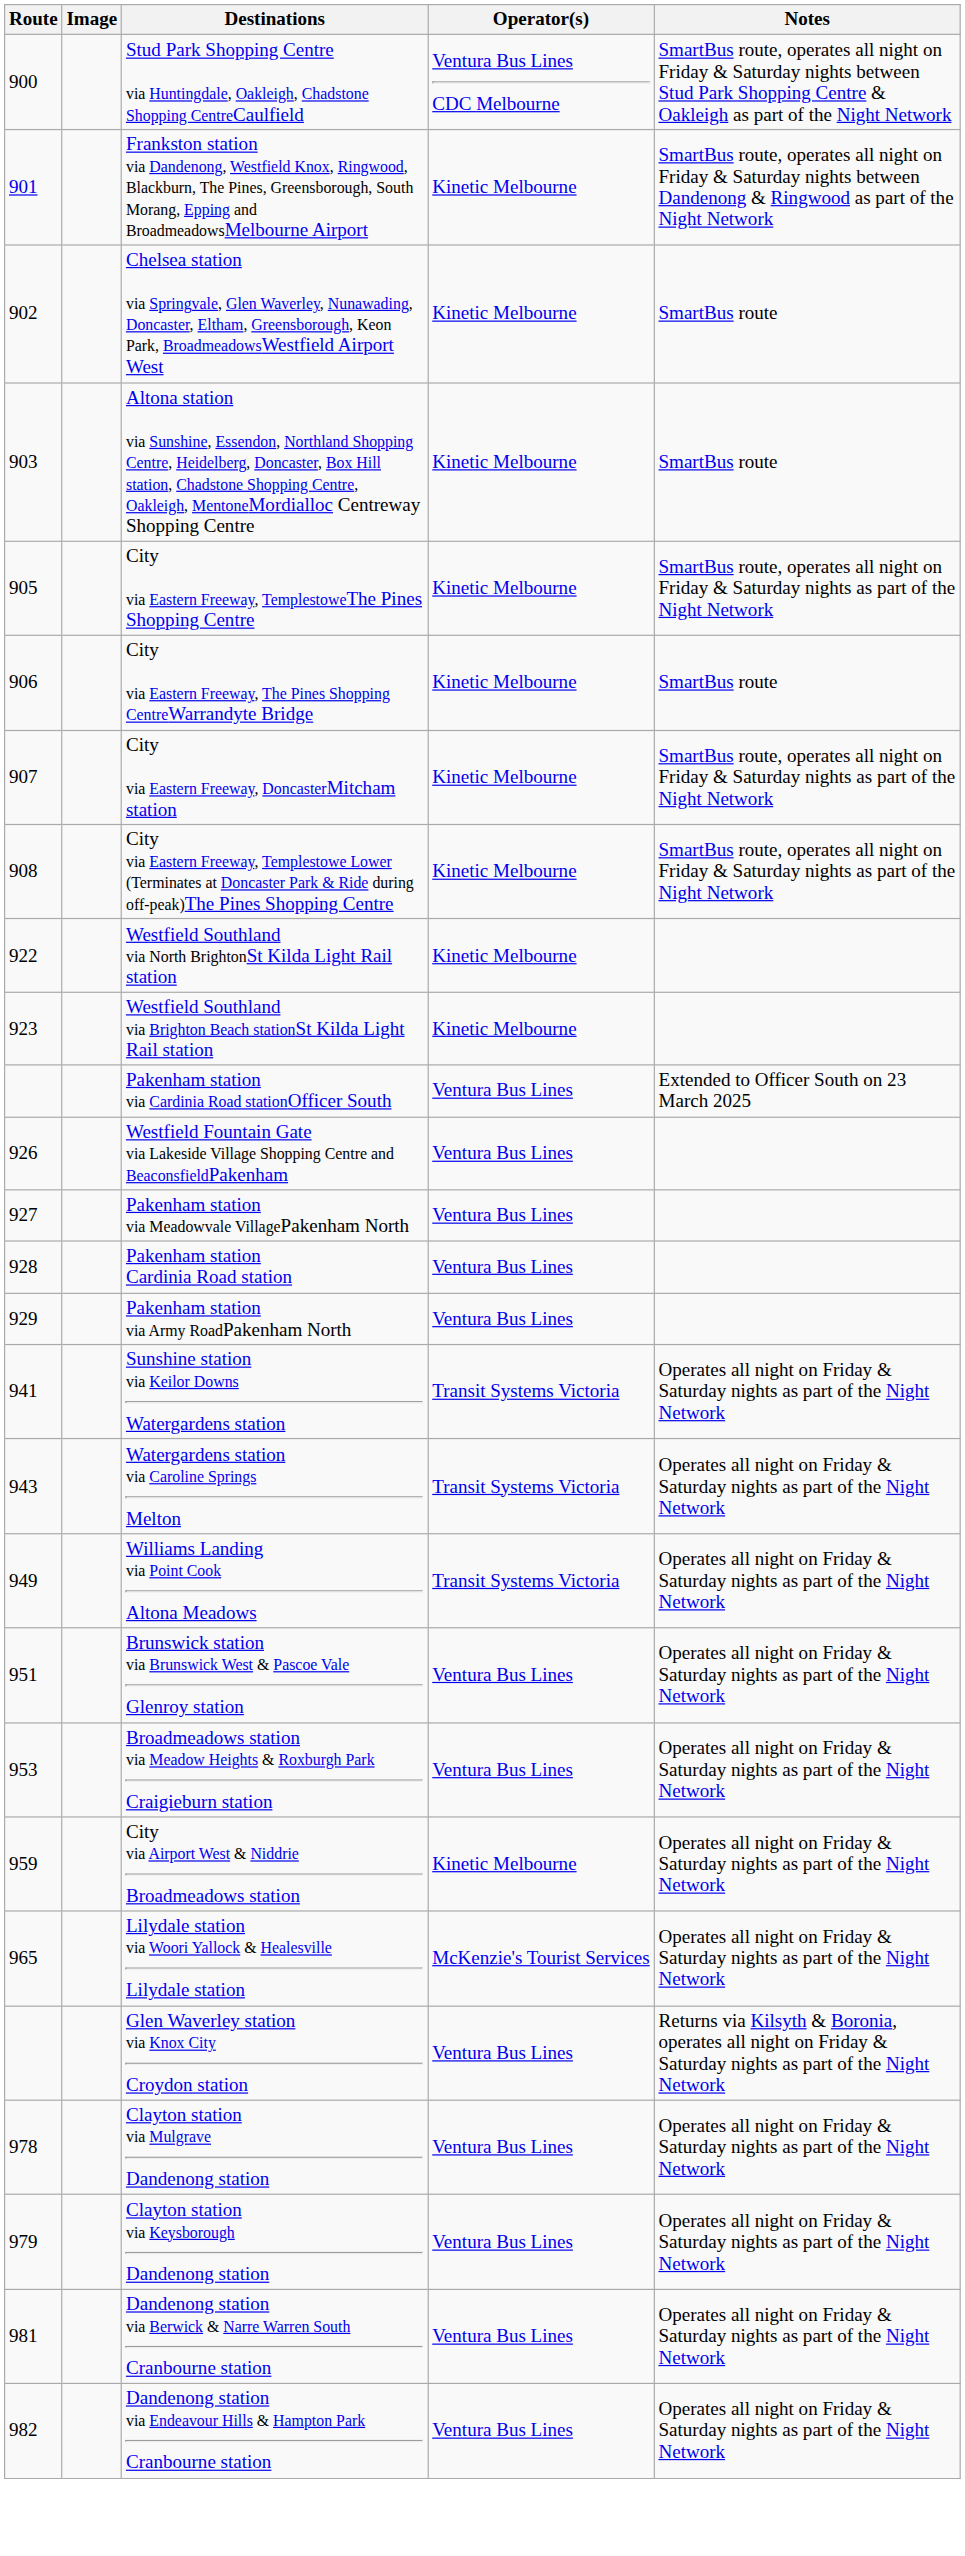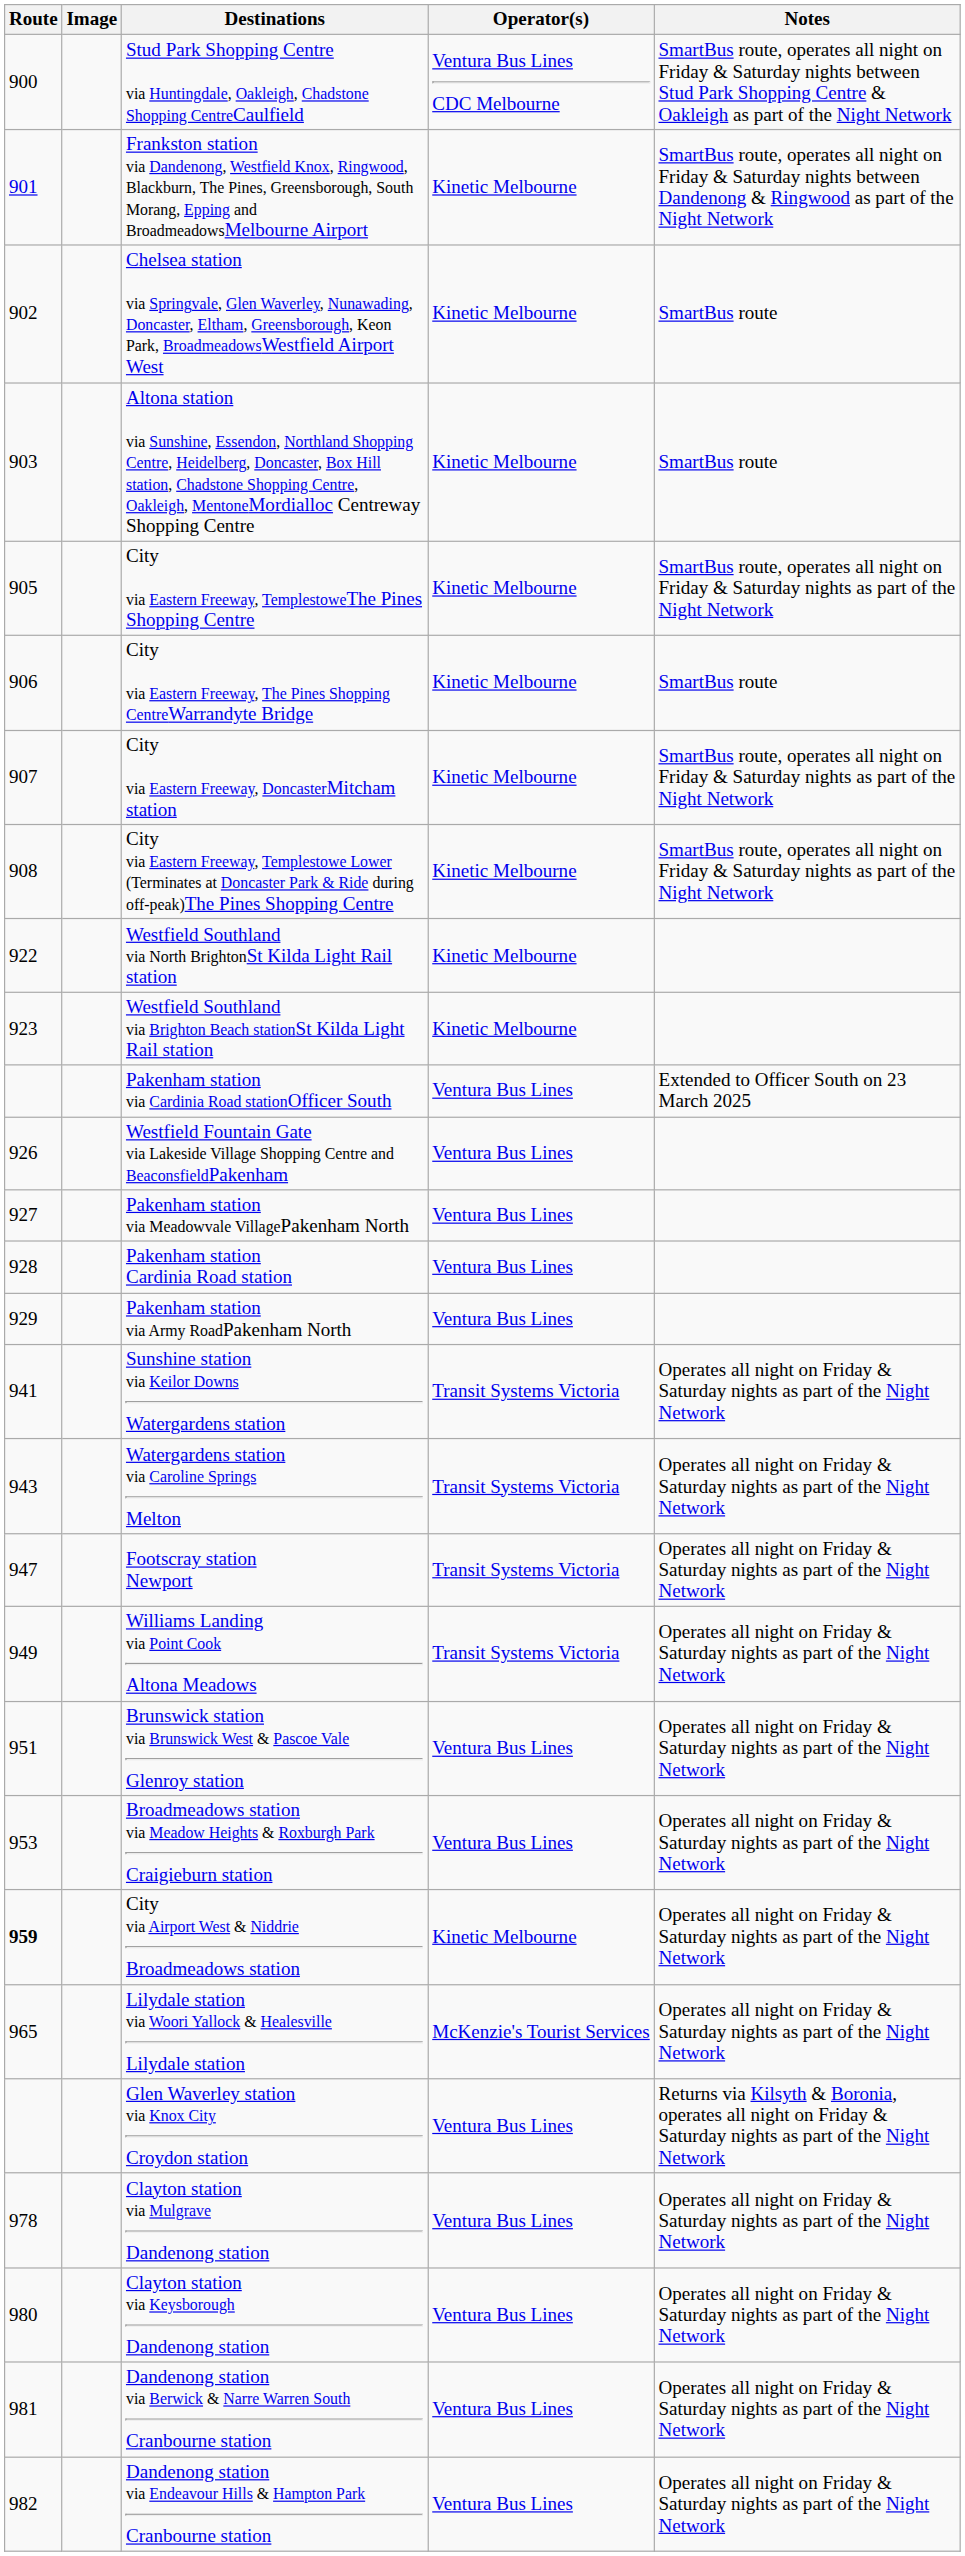+ row: (191, 1569)
(23, 1863) normal -> (23, 1936) bold
(23, 2241) 979 -> (23, 2314) 980
